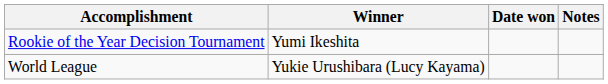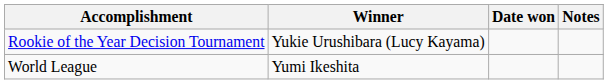(316, 41) Yumi Ikeshita -> (378, 41) Yukie Urushibara (Lucy Kayama)
(378, 66) Yukie Urushibara (Lucy Kayama) -> (316, 66) Yumi Ikeshita
